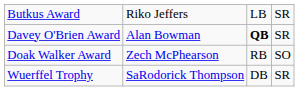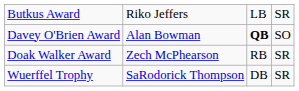(282, 34) SR -> (283, 34) SO
(283, 55) SO -> (282, 55) SR
